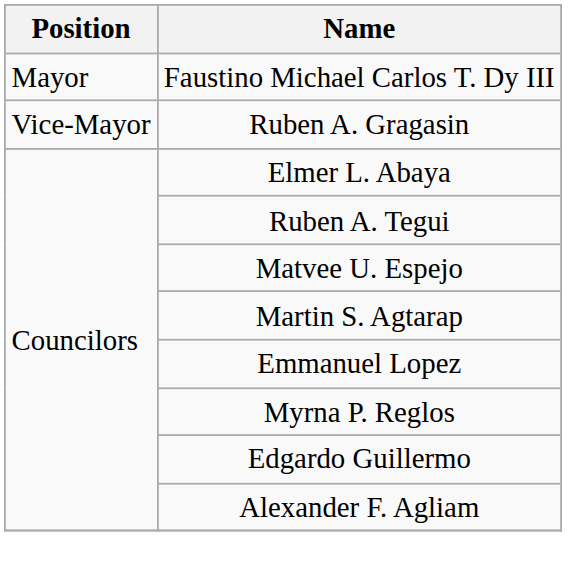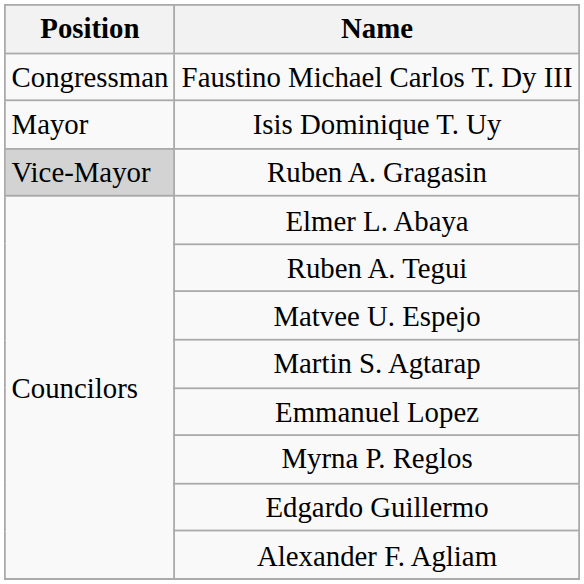(50, 76) Mayor -> (90, 76) Congressman
+ row: (377, 124)
(81, 124) no background -> (81, 172) lightgrey background
